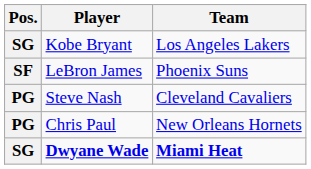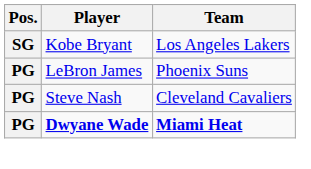(23, 71) SF -> (23, 71) PG
- row: (81, 124)
(23, 151) SG -> (23, 124) PG
